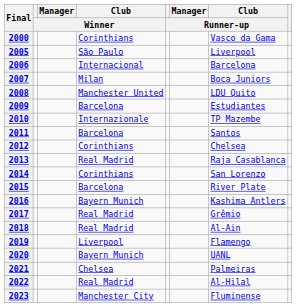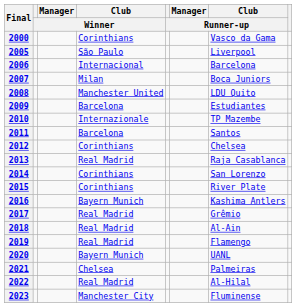(101, 187) Barcelona -> (106, 187) Corinthians
(101, 242) Liverpool -> (106, 242) Real Madrid
